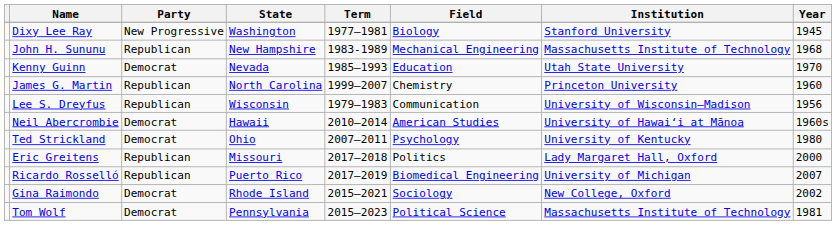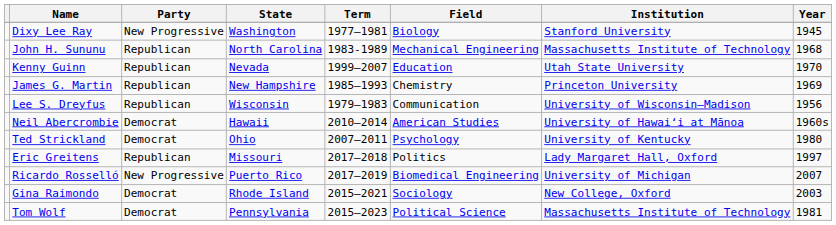(272, 49) New Hampshire -> (276, 49) North Carolina
(151, 67) Democrat -> (157, 67) Republican
(357, 67) 1985–1993 -> (357, 67) 1999–2007
(276, 85) North Carolina -> (272, 85) New Hampshire
(357, 85) 1999–2007 -> (357, 85) 1985–1993
(809, 85) 1960 -> (809, 85) 1969
(809, 158) 2000 -> (809, 158) 1997
(157, 176) Republican -> (174, 176) New Progressive
(809, 194) 2002 -> (809, 194) 2003
